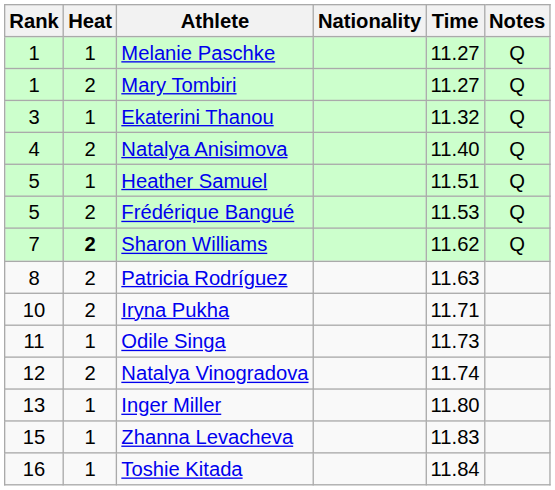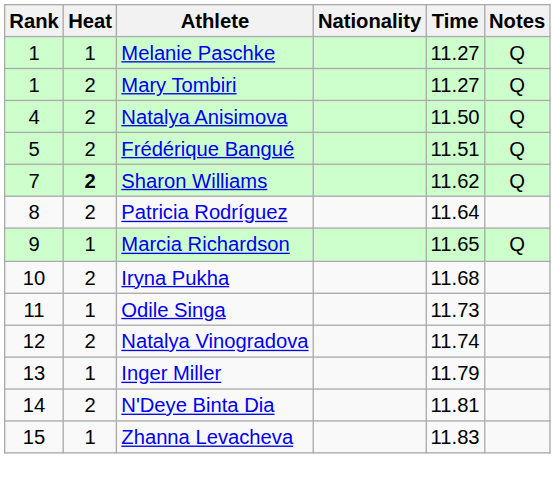- row: (198, 117)
(455, 149) 11.40 -> (455, 117) 11.50
- row: (194, 181)
(455, 213) 11.53 -> (455, 149) 11.51
(455, 277) 11.63 -> (455, 213) 11.64
+ row: (206, 245)
(455, 309) 11.71 -> (455, 277) 11.68
(455, 405) 11.80 -> (455, 373) 11.79
+ row: (198, 405)
- row: (182, 469)
